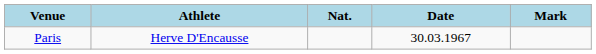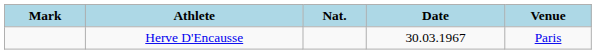columns swapped: (551, 15) <-> (48, 15)
